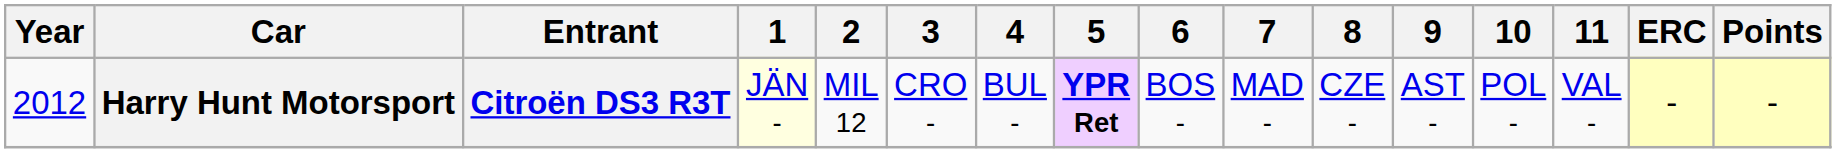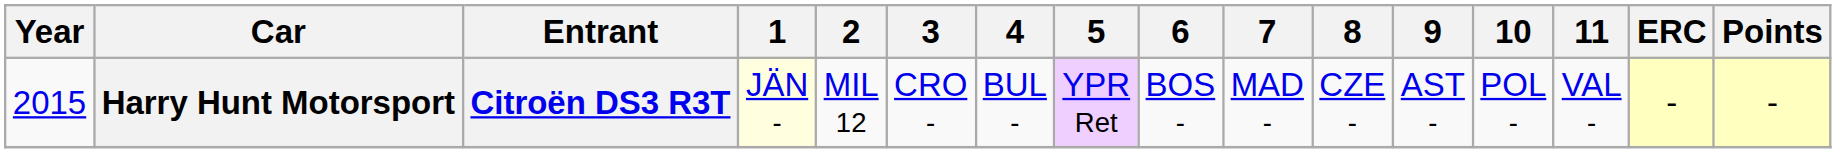(50, 102) 2012 -> (50, 102) 2015
(1096, 102) bold -> (1096, 102) normal
